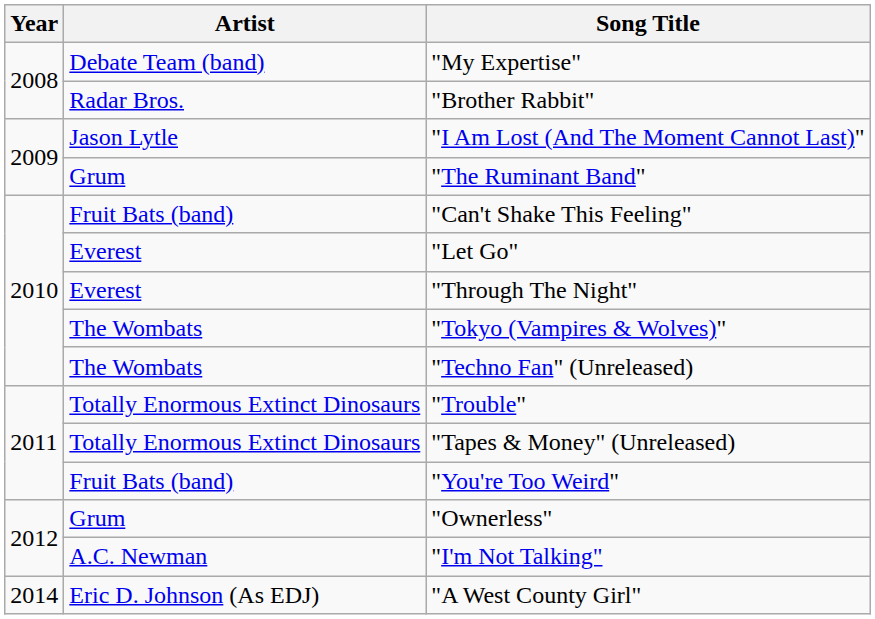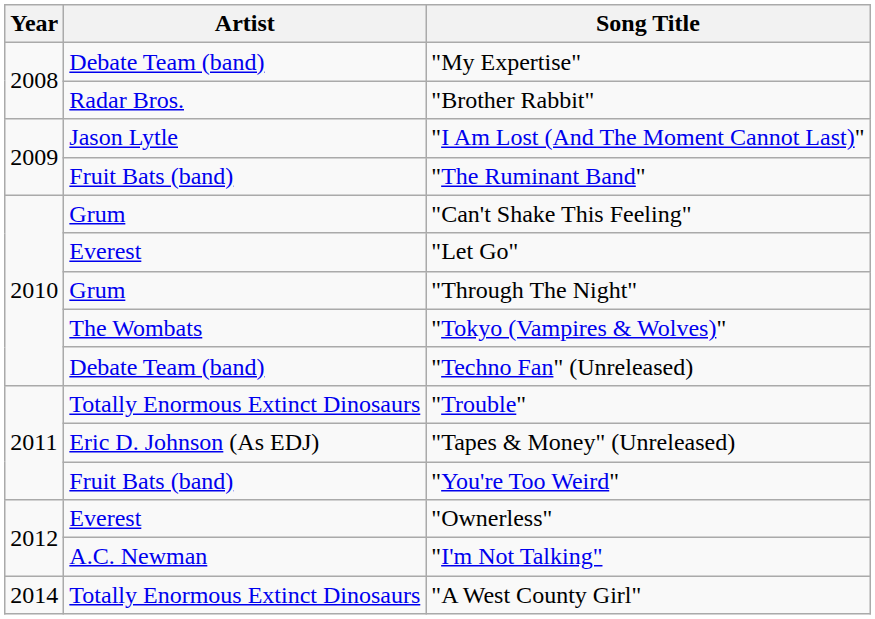(97, 175) Grum -> (151, 175) Fruit Bats (band)
(151, 213) Fruit Bats (band) -> (97, 213) Grum
(105, 289) Everest -> (97, 289) Grum
(136, 366) The Wombats -> (167, 366) Debate Team (band)
(245, 442) Totally Enormous Extinct Dinosaurs -> (194, 442) Eric D. Johnson (As EDJ)
(97, 518) Grum -> (105, 518) Everest
(194, 594) Eric D. Johnson (As EDJ) -> (245, 594) Totally Enormous Extinct Dinosaurs
